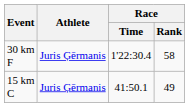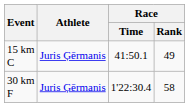rows swapped: (21, 87) <-> (21, 56)
